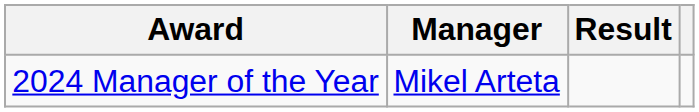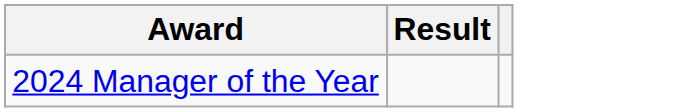- column: (477, 29)
